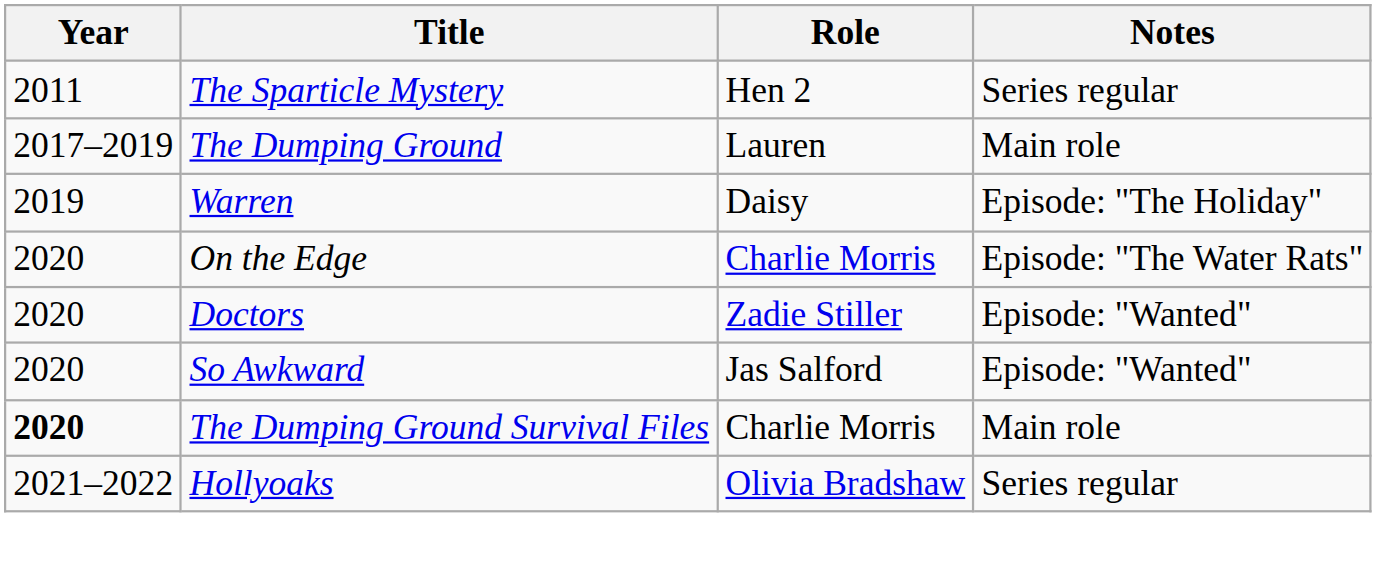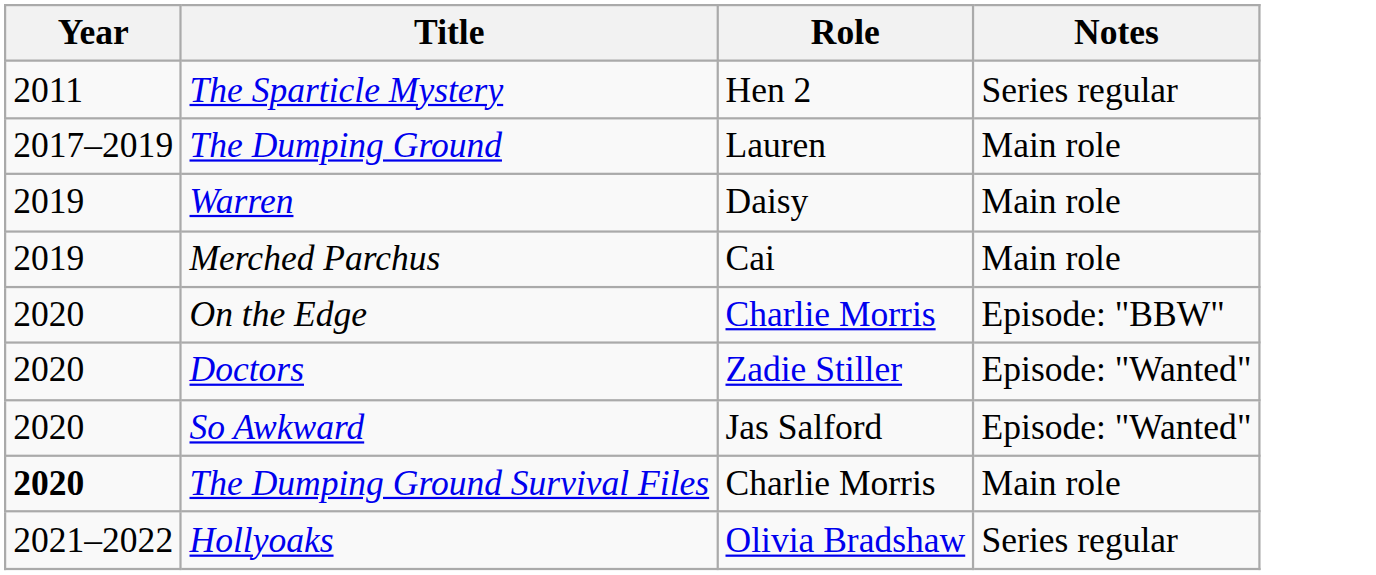(1152, 201) Episode: "The Holiday" -> (1051, 201) Main role
+ row: (315, 257)
(1172, 257) Episode: "The Water Rats" -> (1103, 314) Episode: "BBW"
